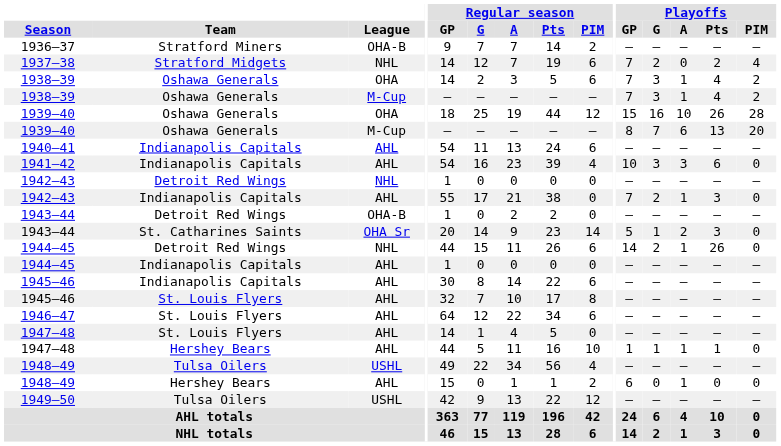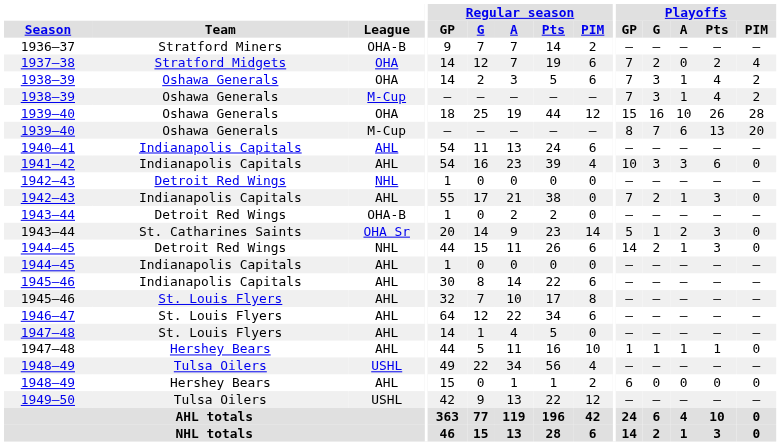(387, 63) NHL -> (387, 63) OHA
(717, 248) 26 -> (717, 248) 3
(684, 383) 1 -> (684, 383) 0
